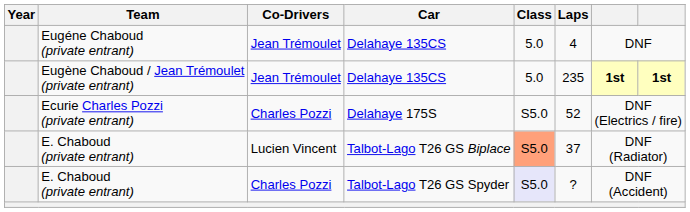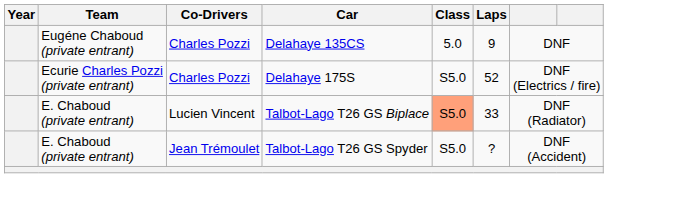(296, 43) Jean Trémoulet -> (209, 43) Charles Pozzi
(573, 43) 4 -> (492, 43) 9
- row: (143, 78)
(573, 149) 37 -> (492, 114) 33
(291, 184) Charles Pozzi -> (214, 149) Jean Trémoulet
(534, 184) lavender background -> (453, 149) no background
